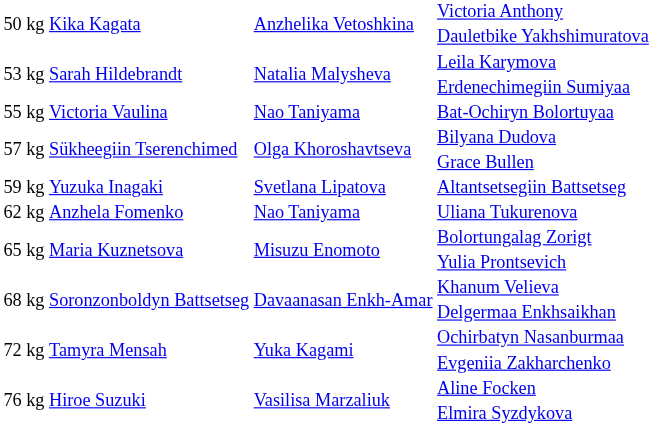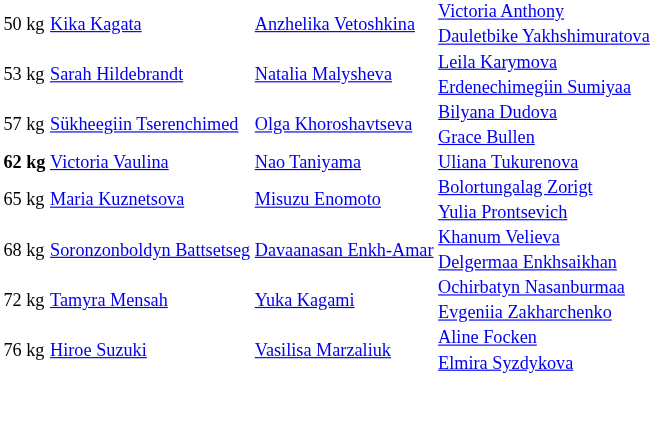- row: (525, 111)
- row: (532, 187)
(24, 212) normal -> (24, 162) bold
(116, 212) Anzhela Fomenko -> (109, 162) Victoria Vaulina
